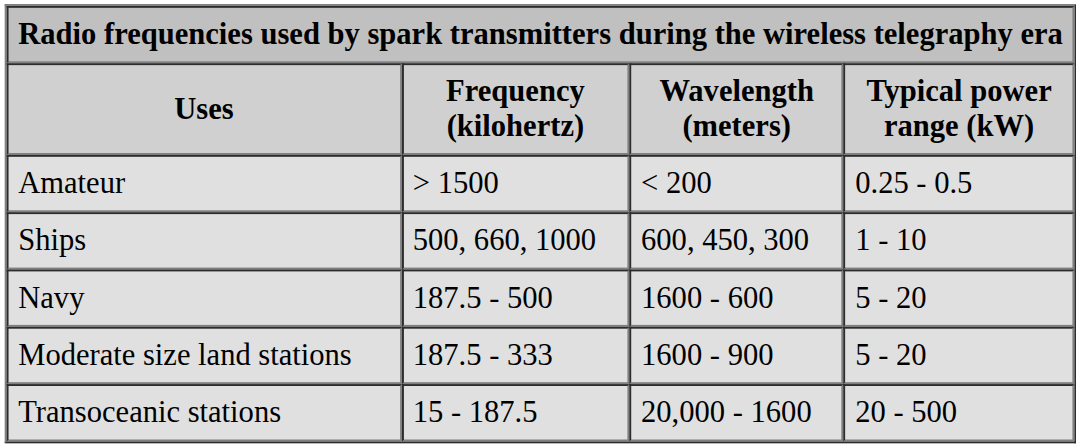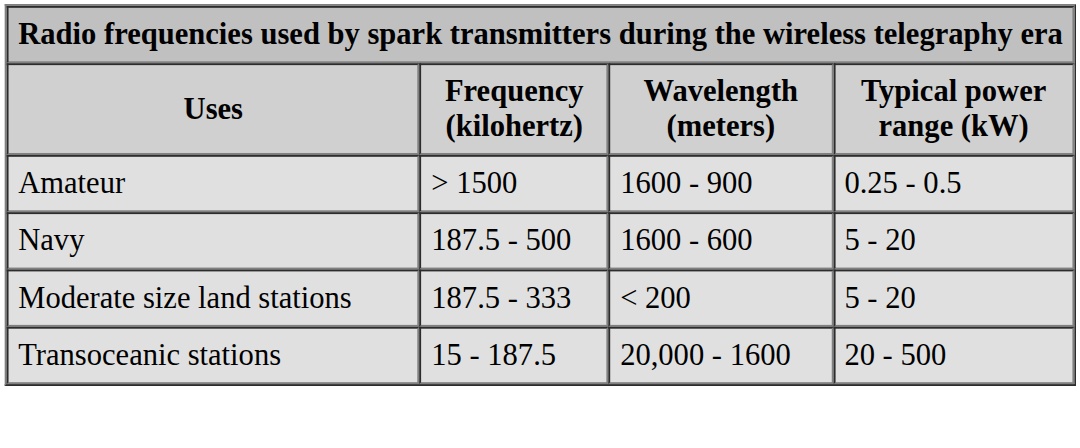(676, 183) < 200 -> (686, 183) 1600 - 900
- row: (52, 240)
(707, 354) 1600 - 900 -> (656, 297) < 200
